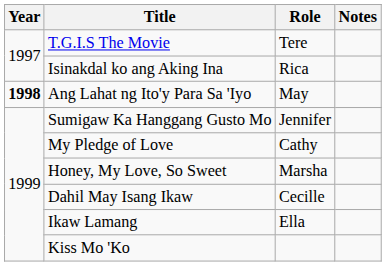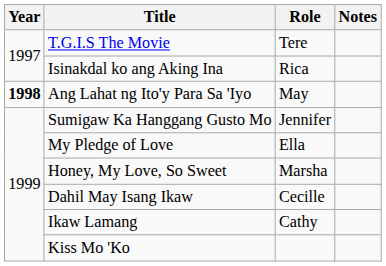(298, 145) Cathy -> (292, 145) Ella
(292, 222) Ella -> (298, 222) Cathy
